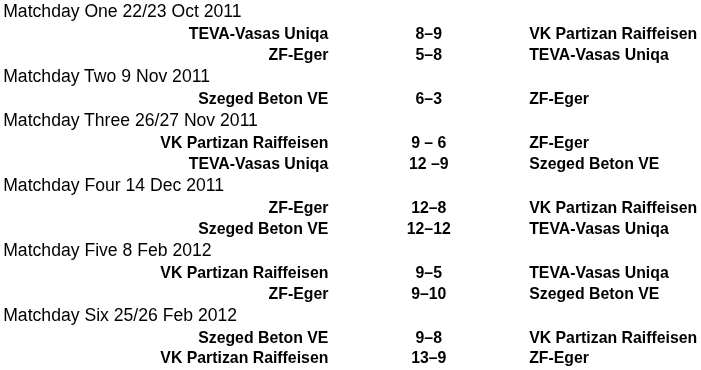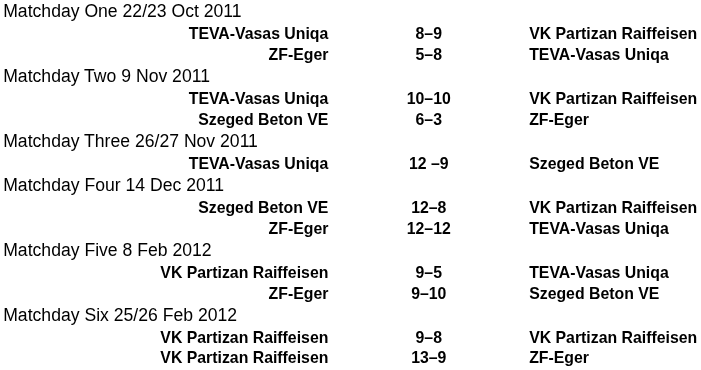+ row: (429, 98)
- row: (429, 142)
(298, 207) ZF-Eger -> (263, 207) Szeged Beton VE
(263, 228) Szeged Beton VE -> (298, 228) ZF-Eger
(263, 337) Szeged Beton VE -> (244, 337) VK Partizan Raiffeisen
